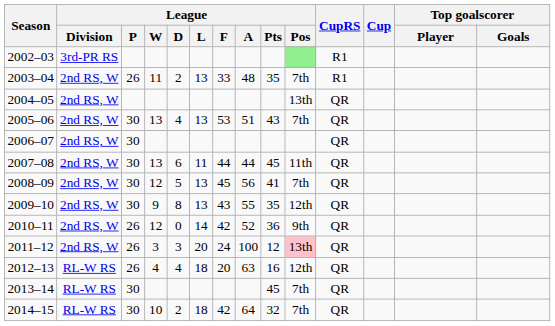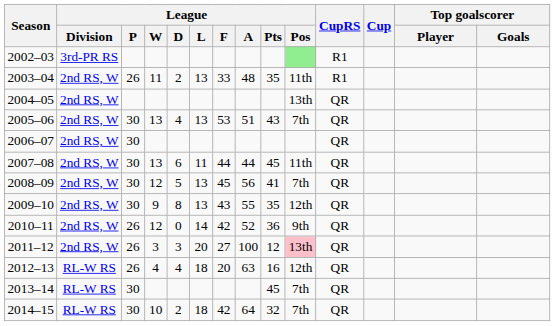(301, 78) 7th -> (301, 78) 11th
(224, 246) 24 -> (224, 246) 27
